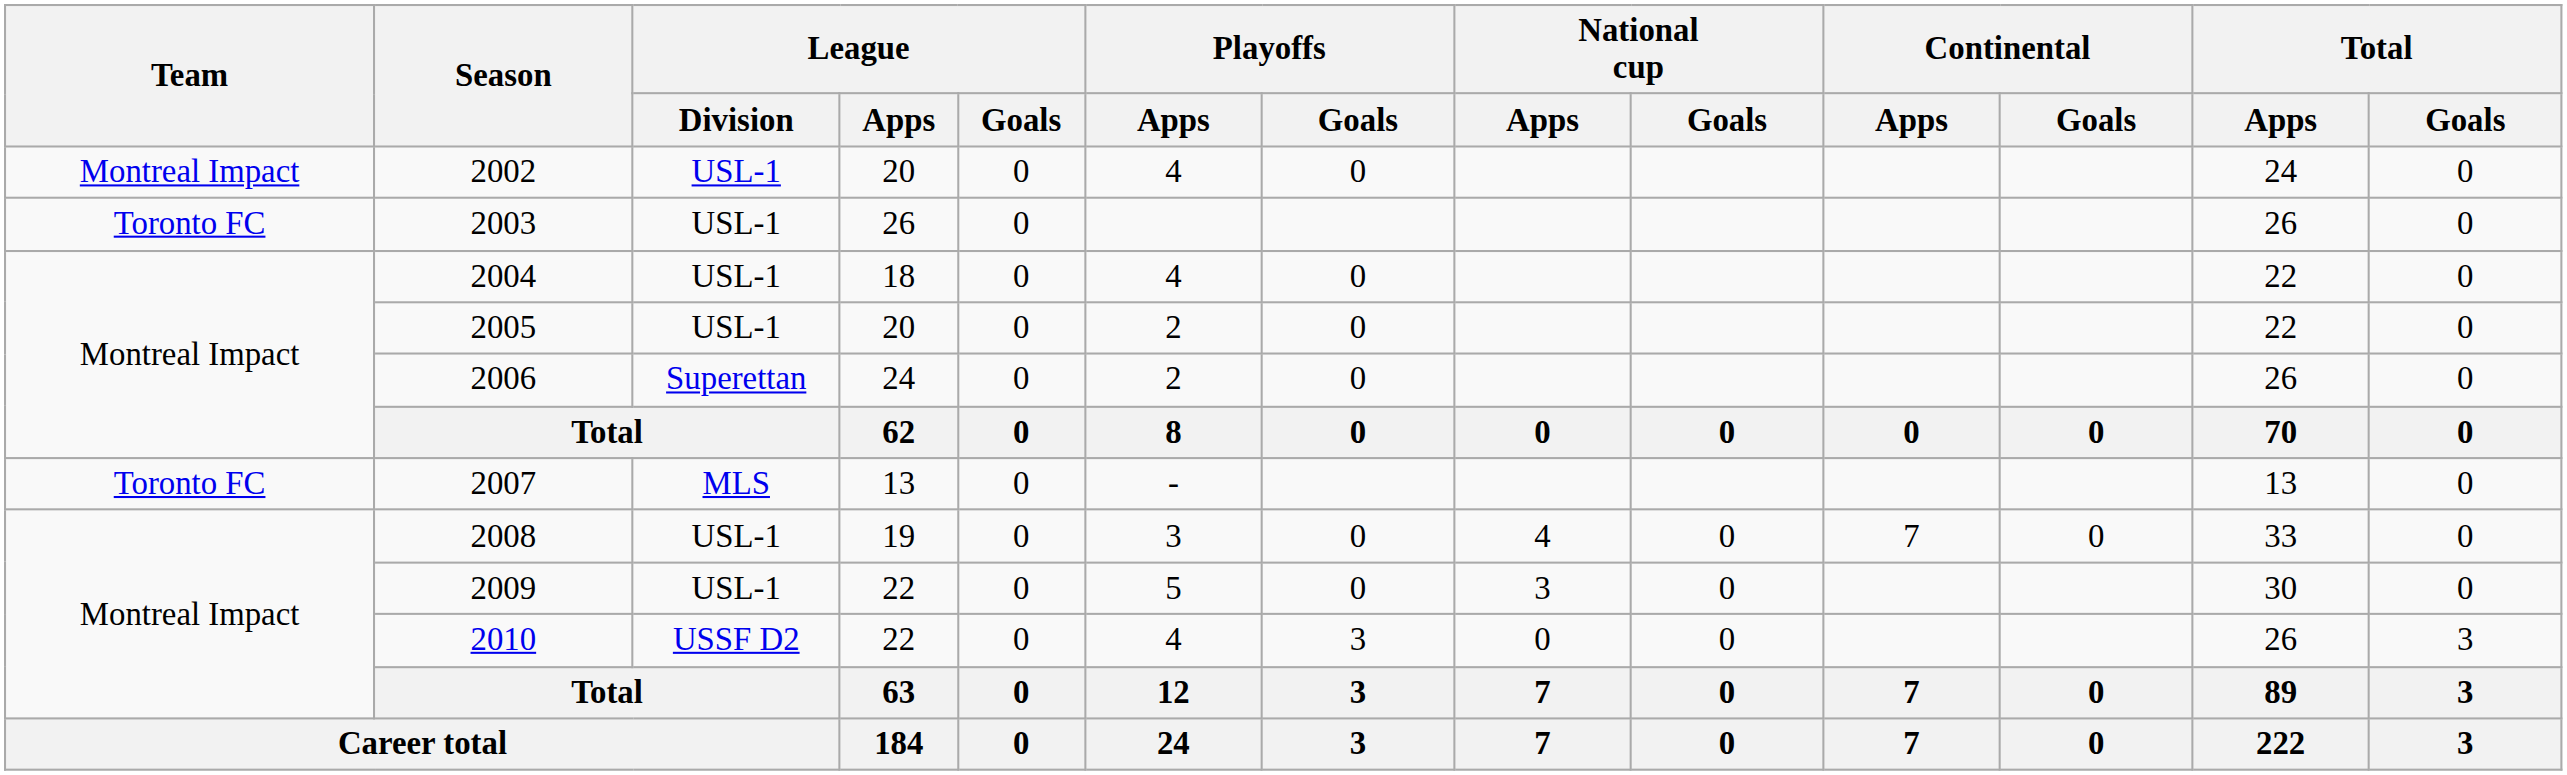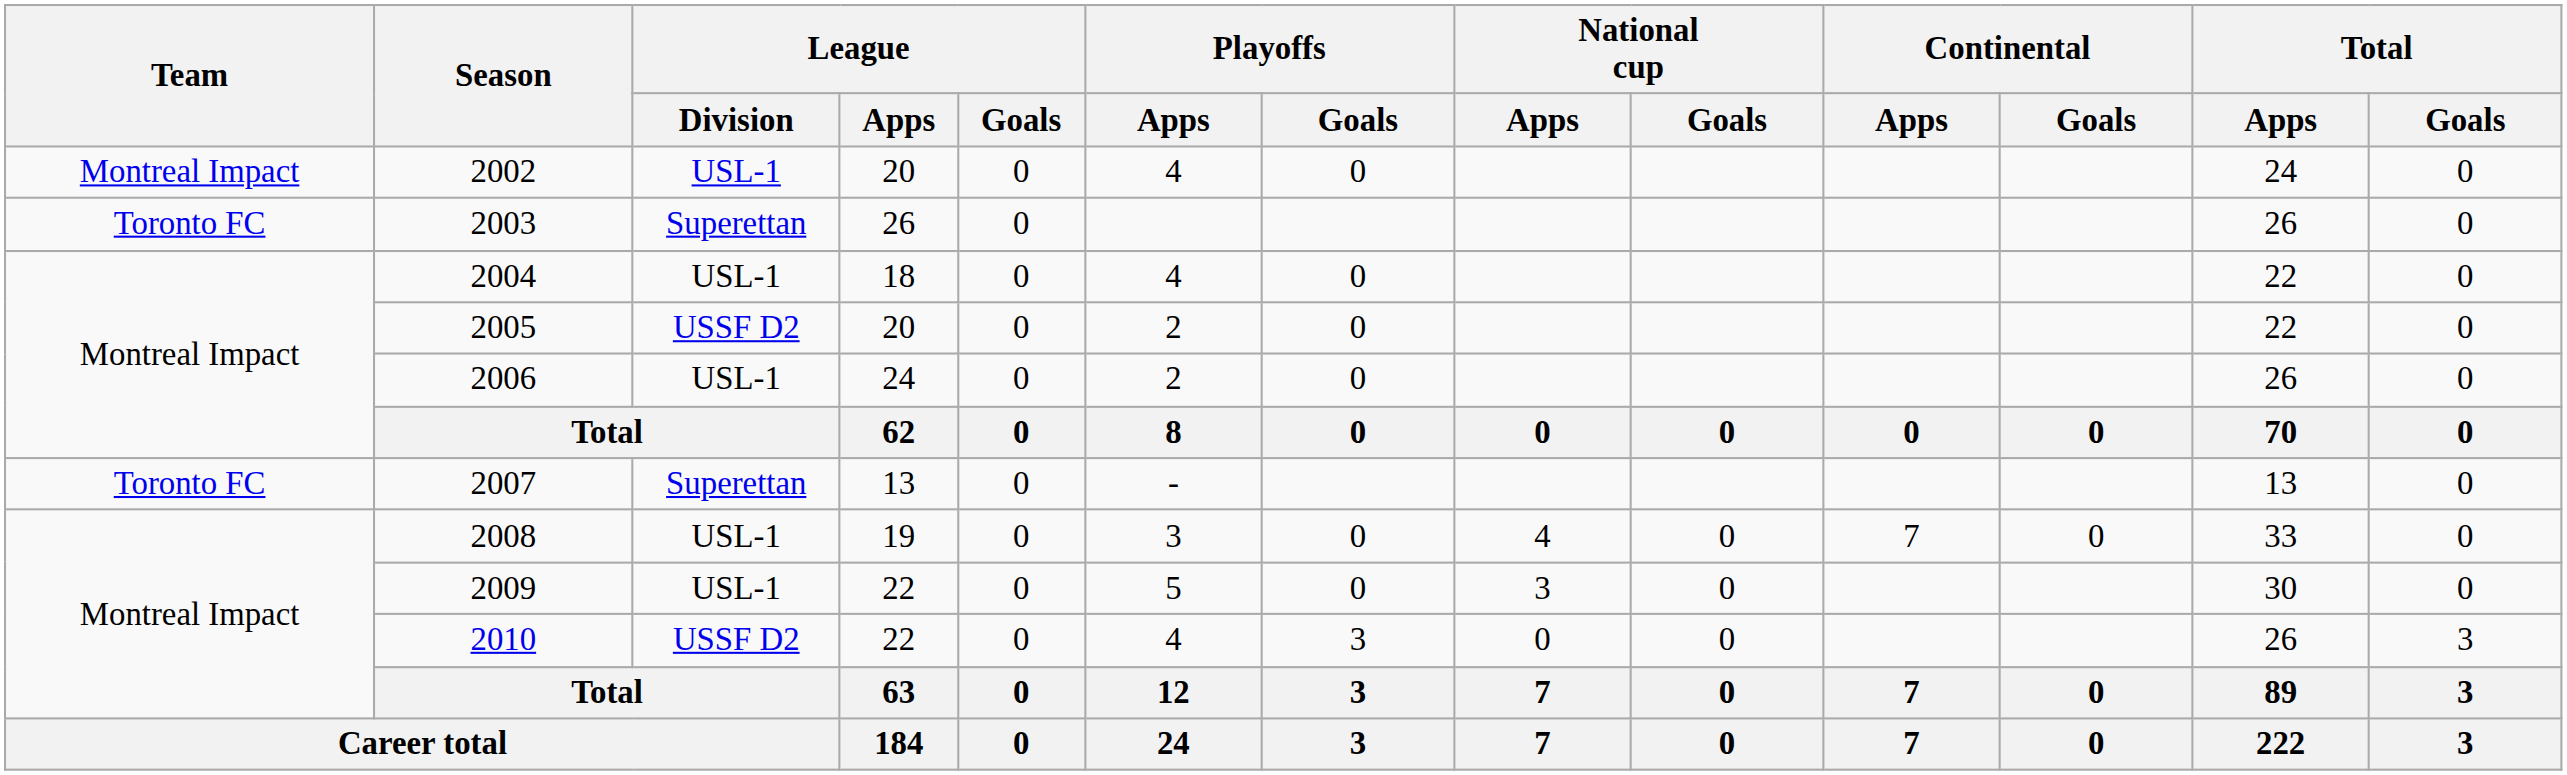(736, 223) USL-1 -> (736, 223) Superettan
(736, 327) USL-1 -> (736, 327) USSF D2
(736, 379) Superettan -> (736, 379) USL-1
(736, 483) MLS -> (736, 483) Superettan
